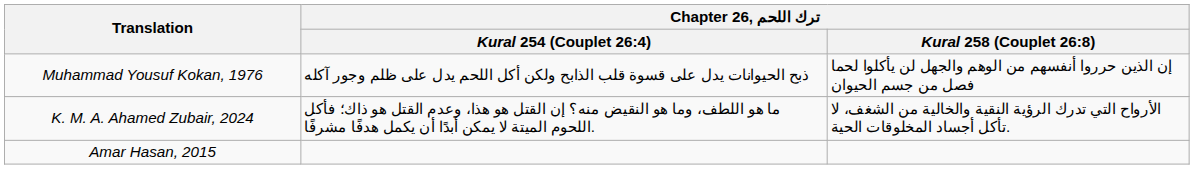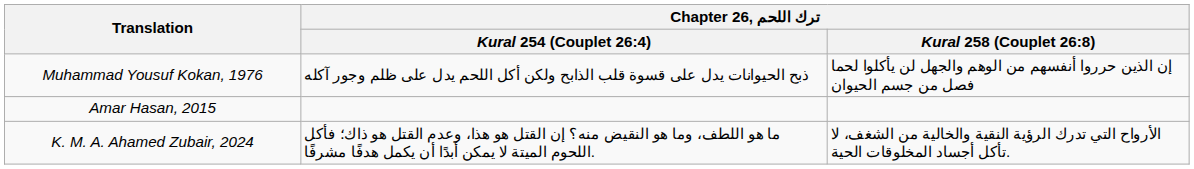rows swapped: (153, 151) <-> (153, 118)
